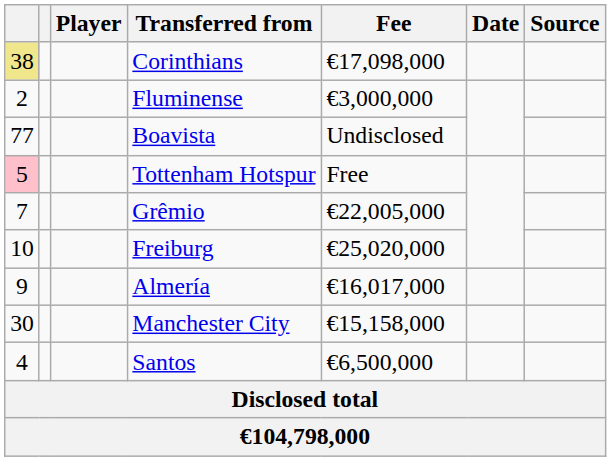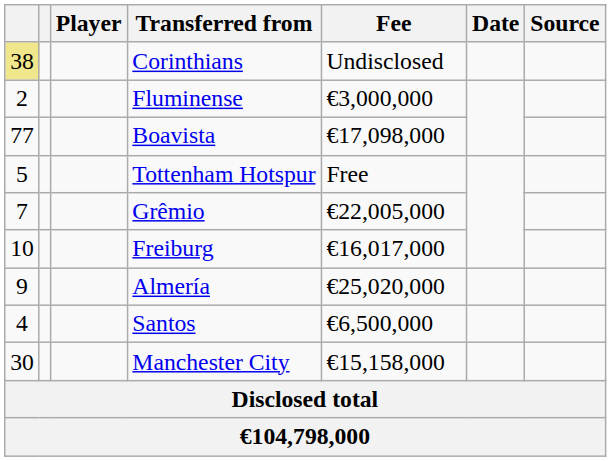(386, 60) €17,098,000 -> (385, 60) Undisclosed
(385, 135) Undisclosed -> (386, 135) €17,098,000
(22, 173) pink background -> (22, 173) no background
(386, 248) €25,020,000 -> (386, 248) €16,017,000
(386, 286) €16,017,000 -> (386, 286) €25,020,000
rows swapped: (211, 323) <-> (164, 361)
